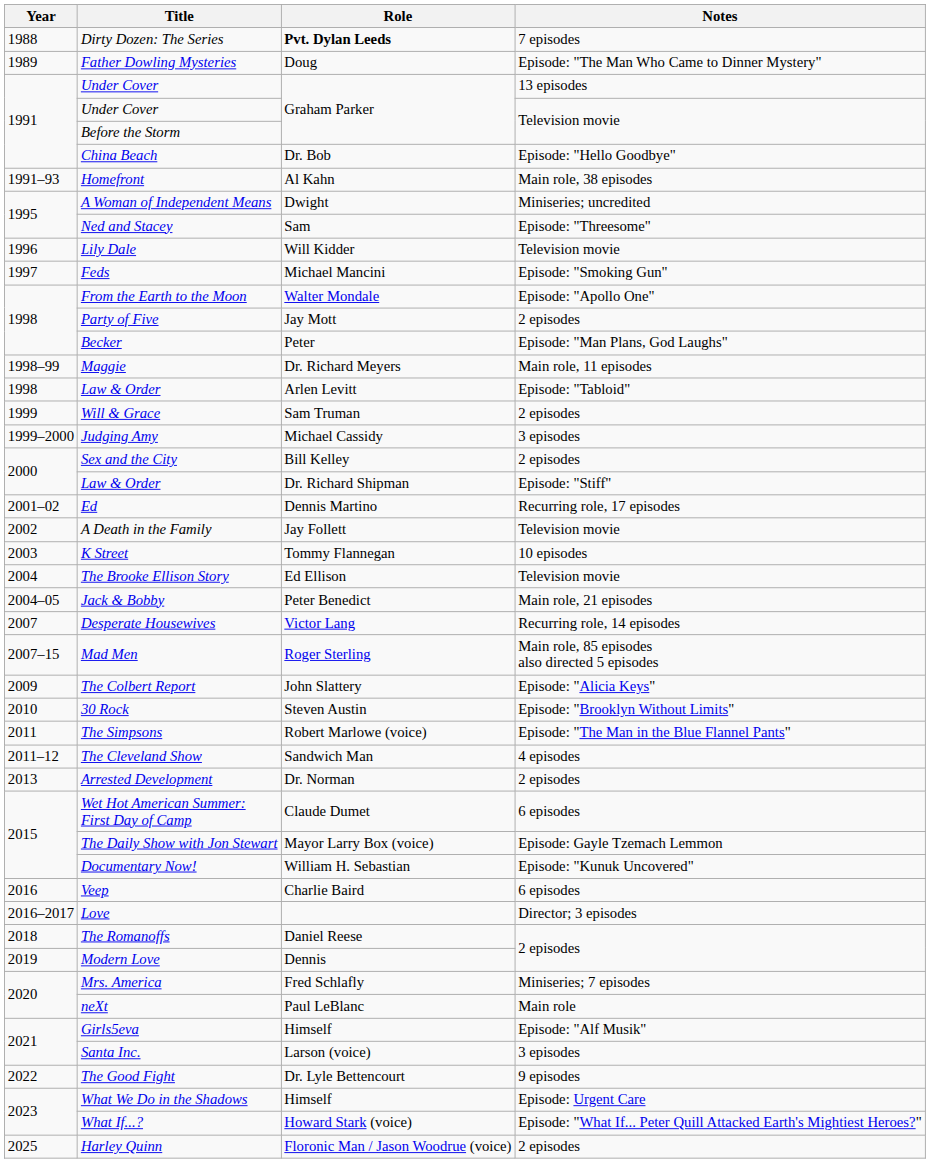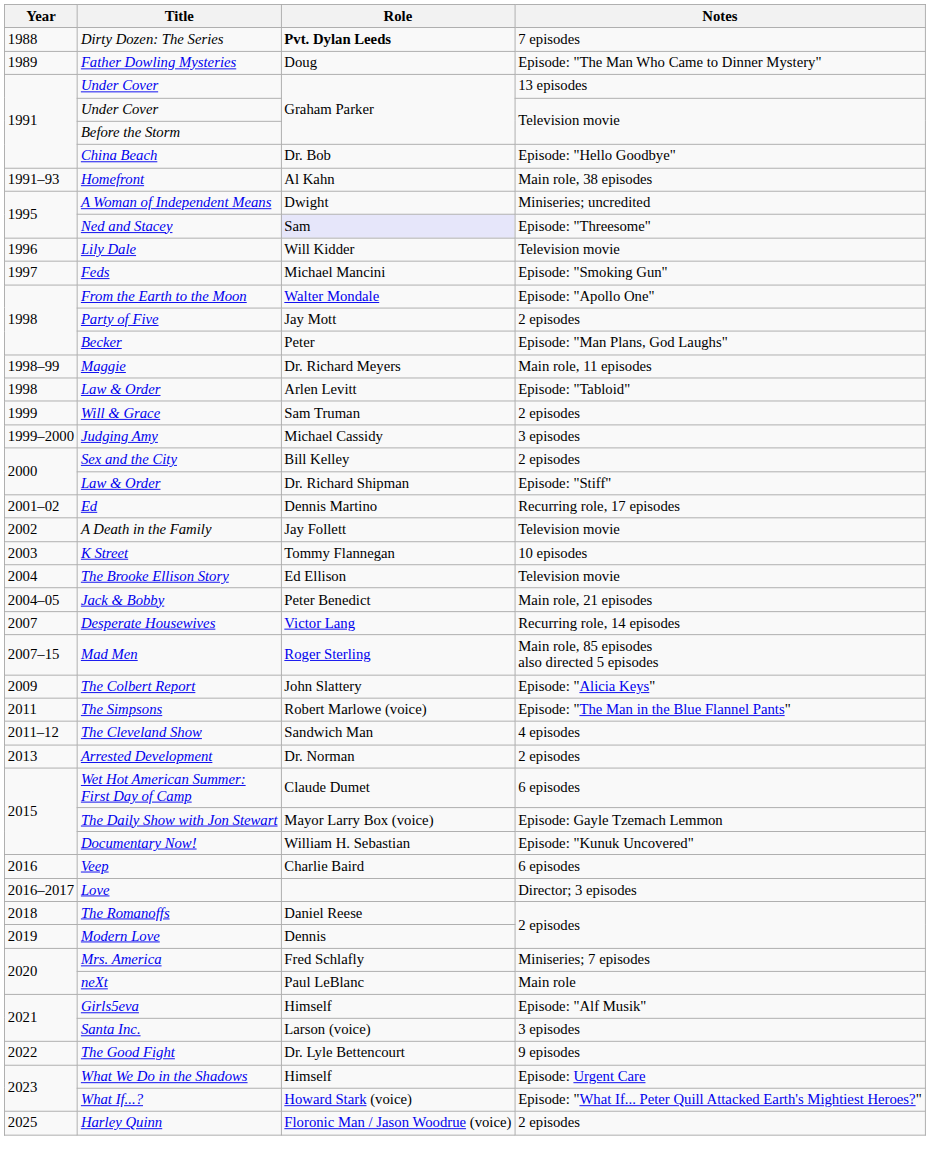(297, 226) no background -> (297, 226) lavender background
- row: (105, 709)
